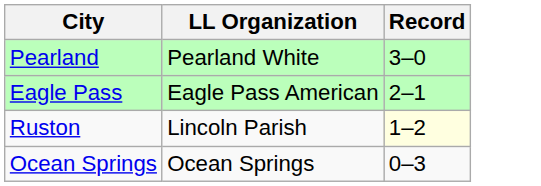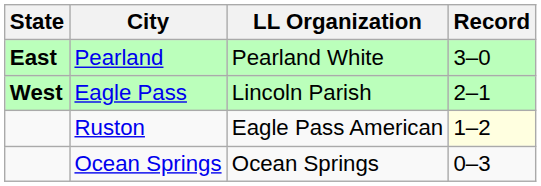+ column: (37, 22)
(273, 92) Eagle Pass American -> (302, 92) Lincoln Parish
(237, 127) Lincoln Parish -> (338, 127) Eagle Pass American
